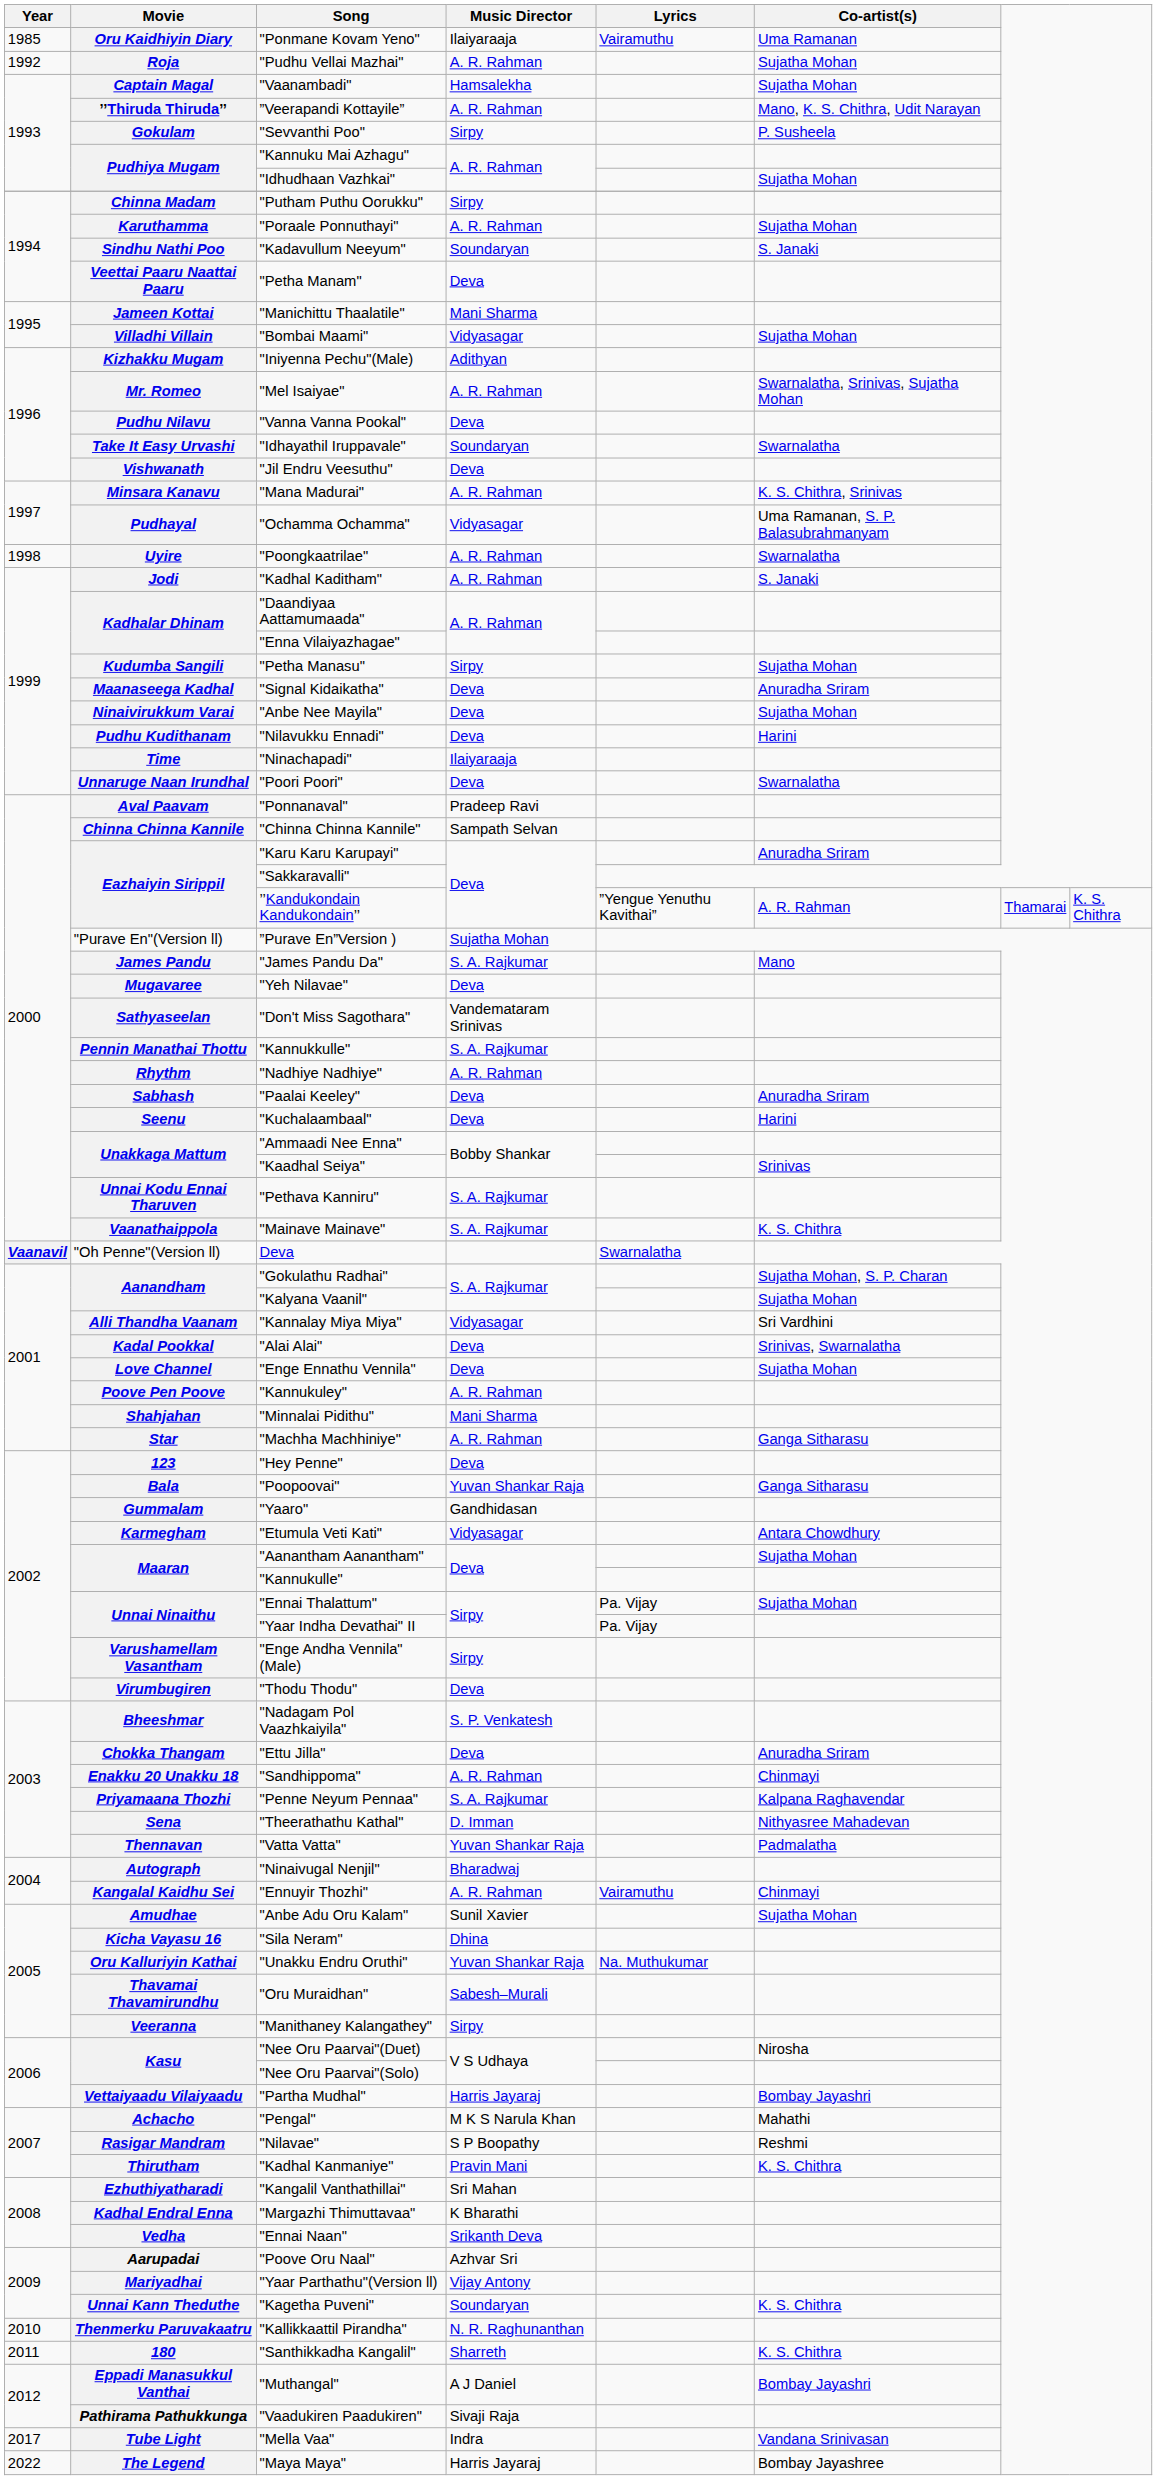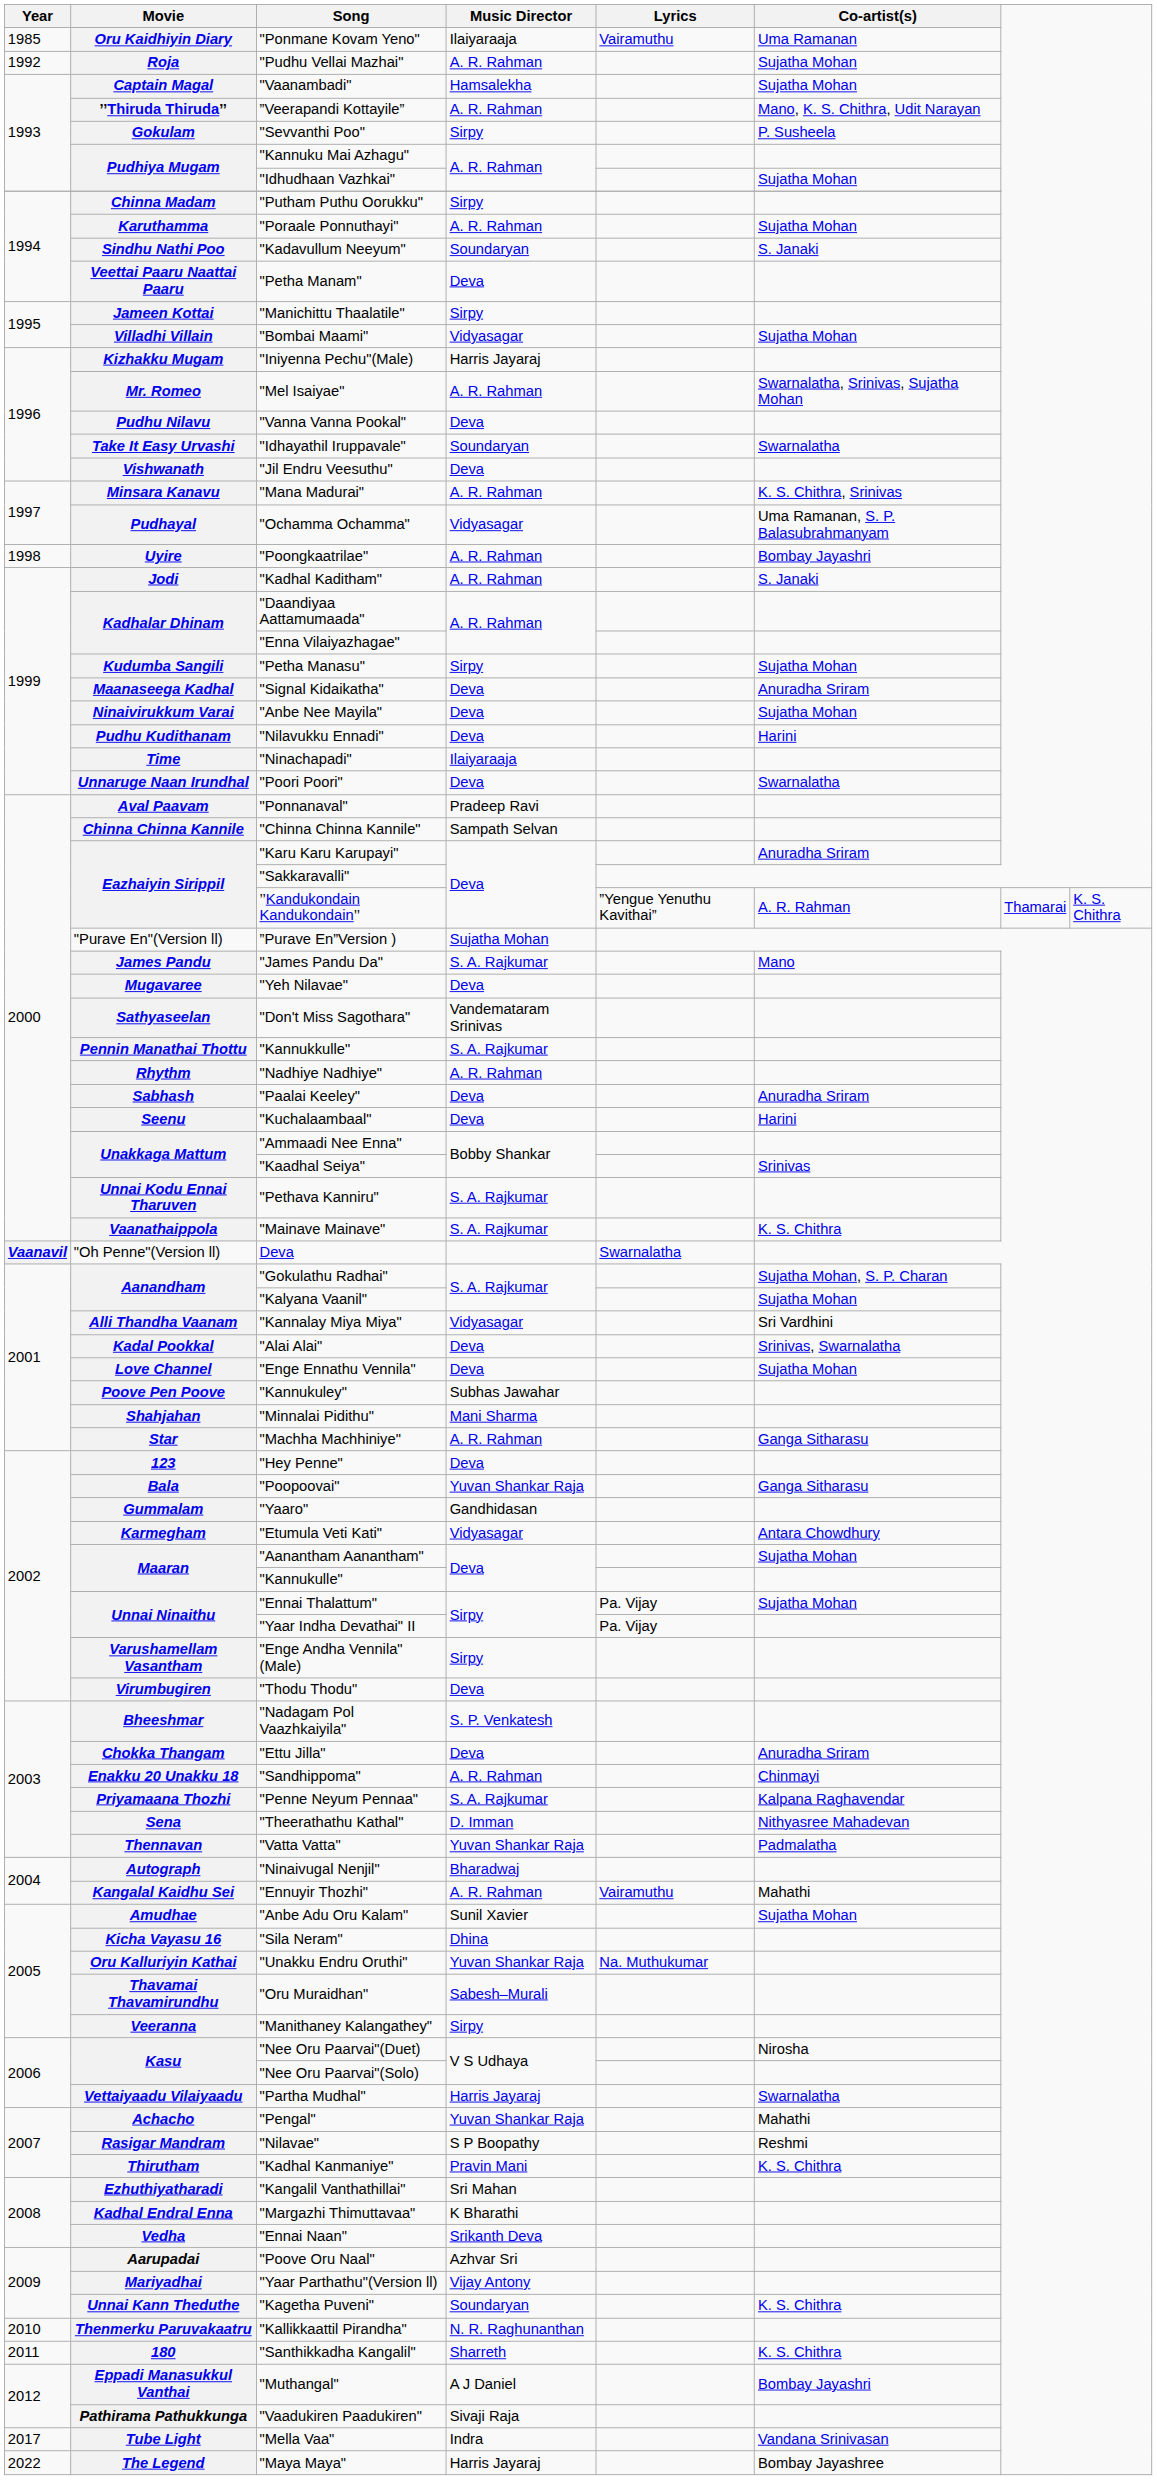(493, 312) Mani Sharma -> (466, 312) Sirpy
(478, 359) Adithyan -> (495, 359) Harris Jayaraj
(799, 556) Swarnalatha -> (814, 556) Bombay Jayashri
(496, 1392) A. R. Rahman -> (504, 1392) Subhas Jawahar
(789, 1892) Chinmayi -> (784, 1892) Mahathi
(814, 2096) Bombay Jayashri -> (799, 2096) Swarnalatha
(513, 2119) M K S Narula Khan -> (517, 2119) Yuvan Shankar Raja
